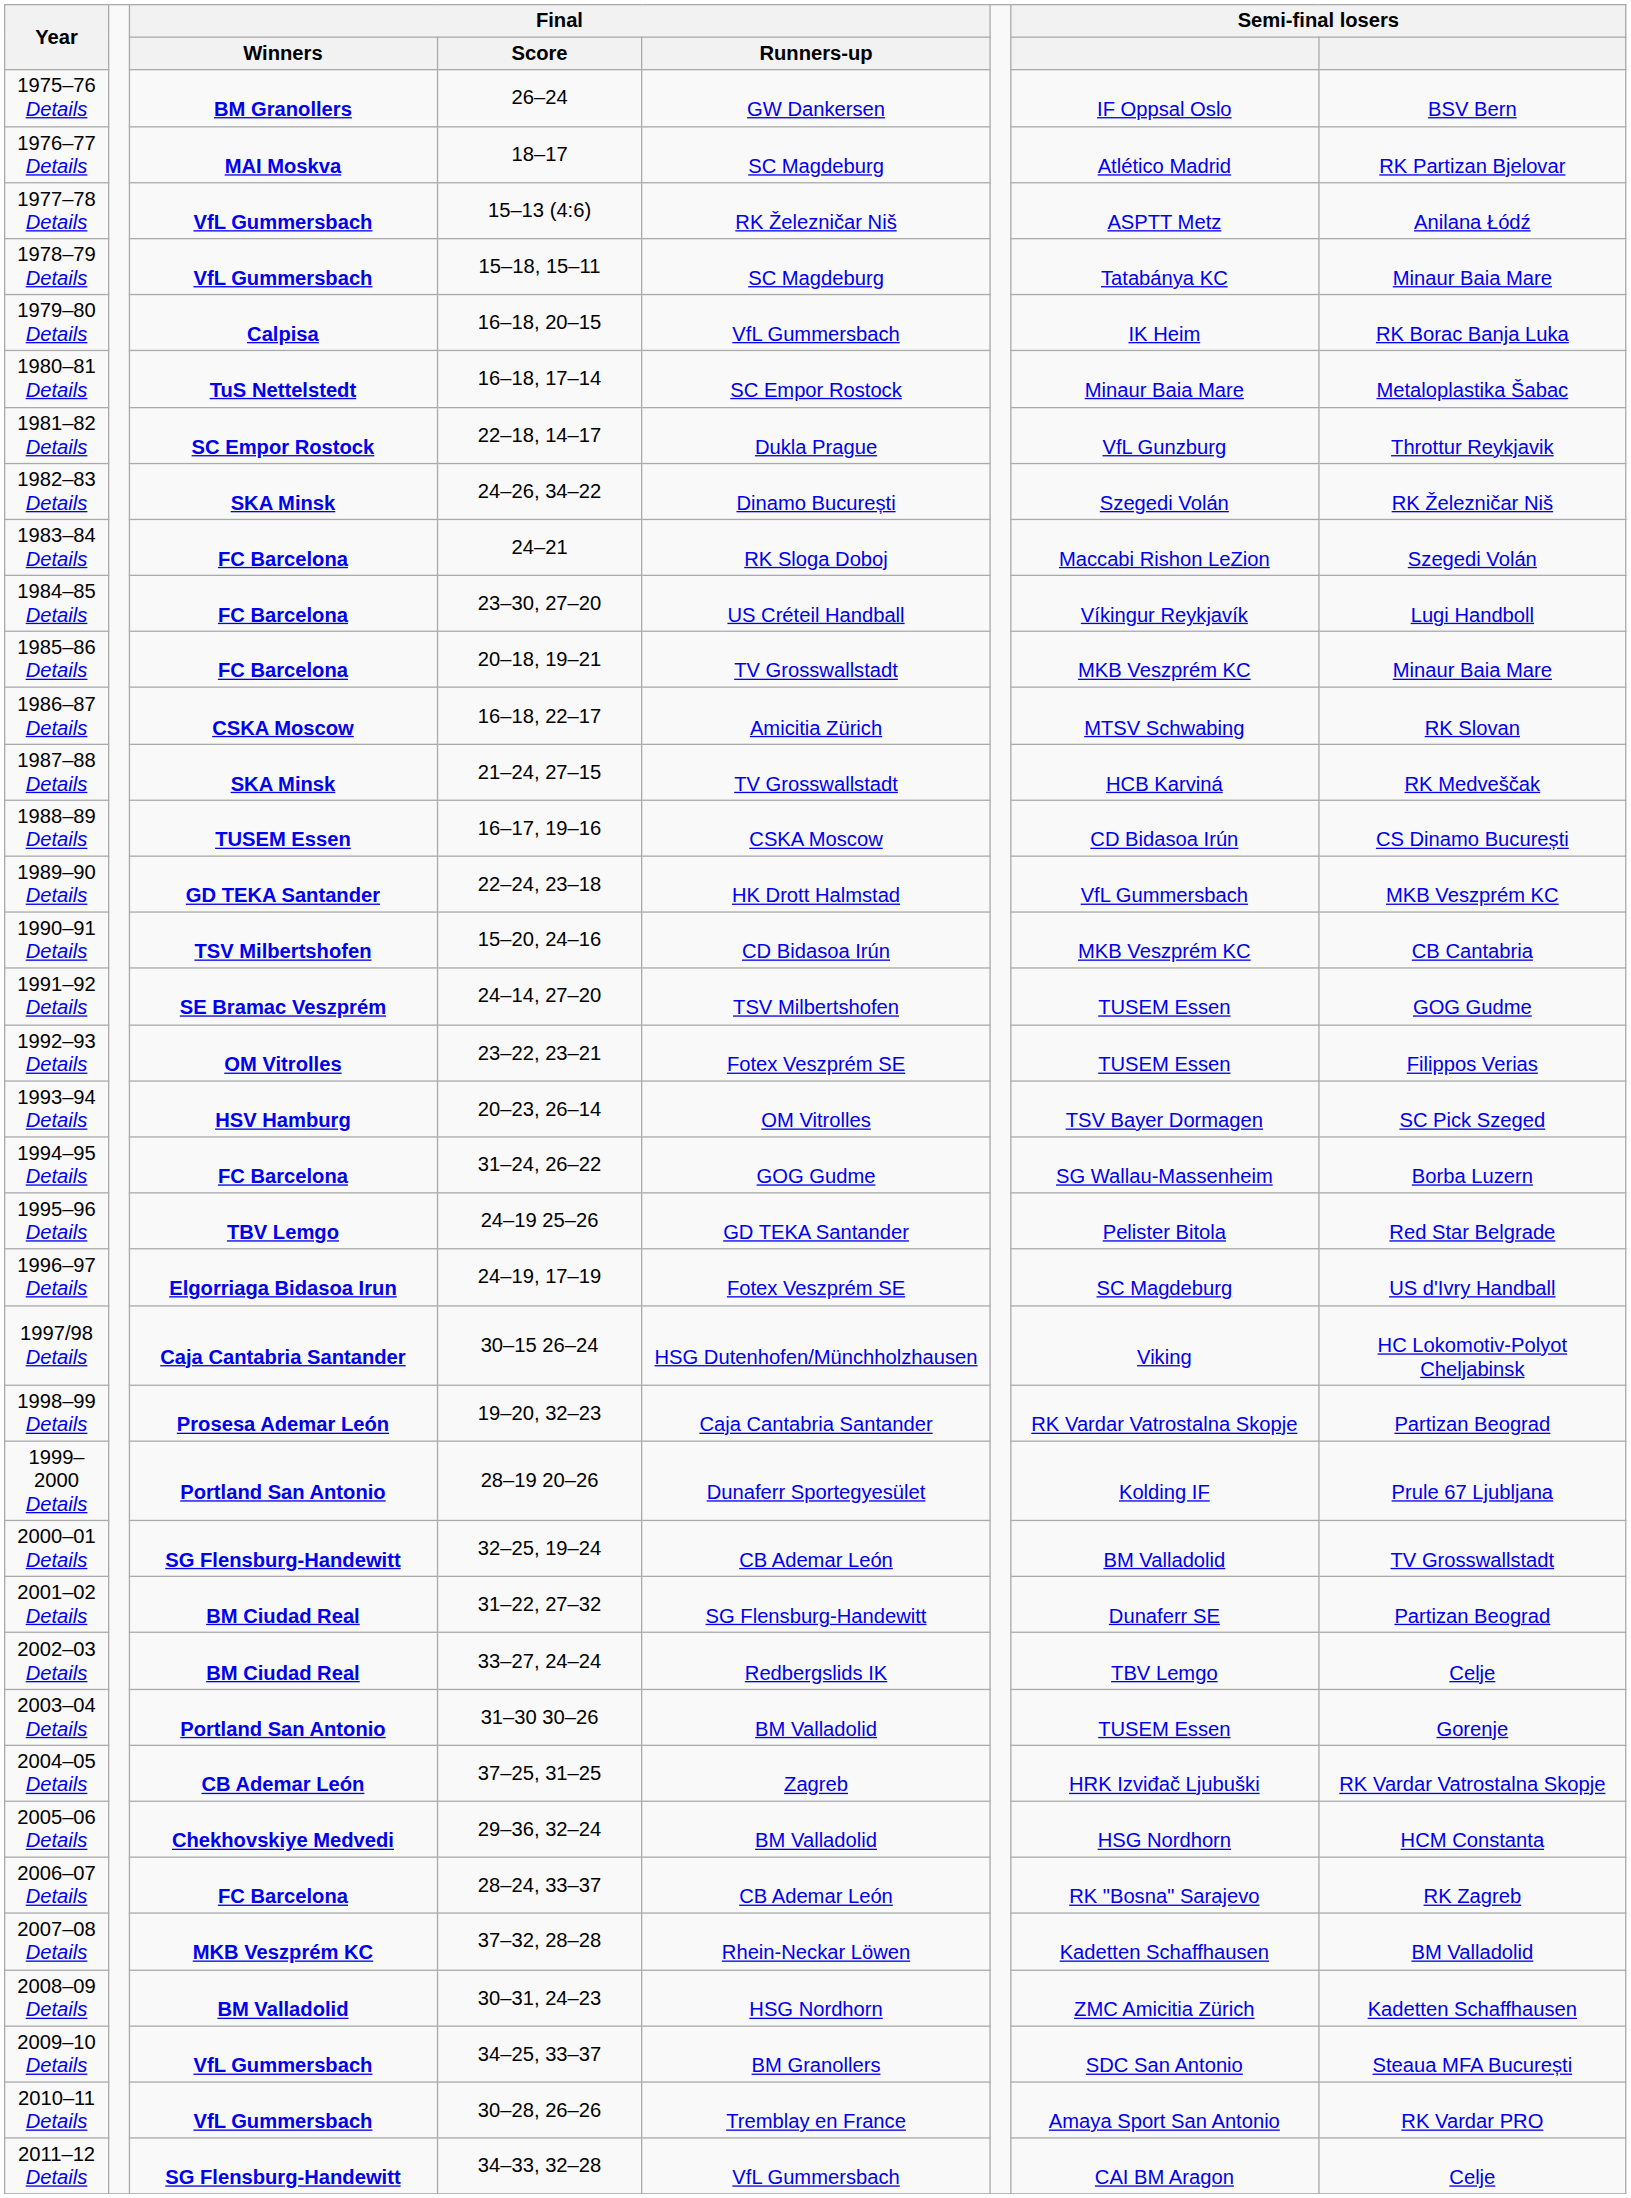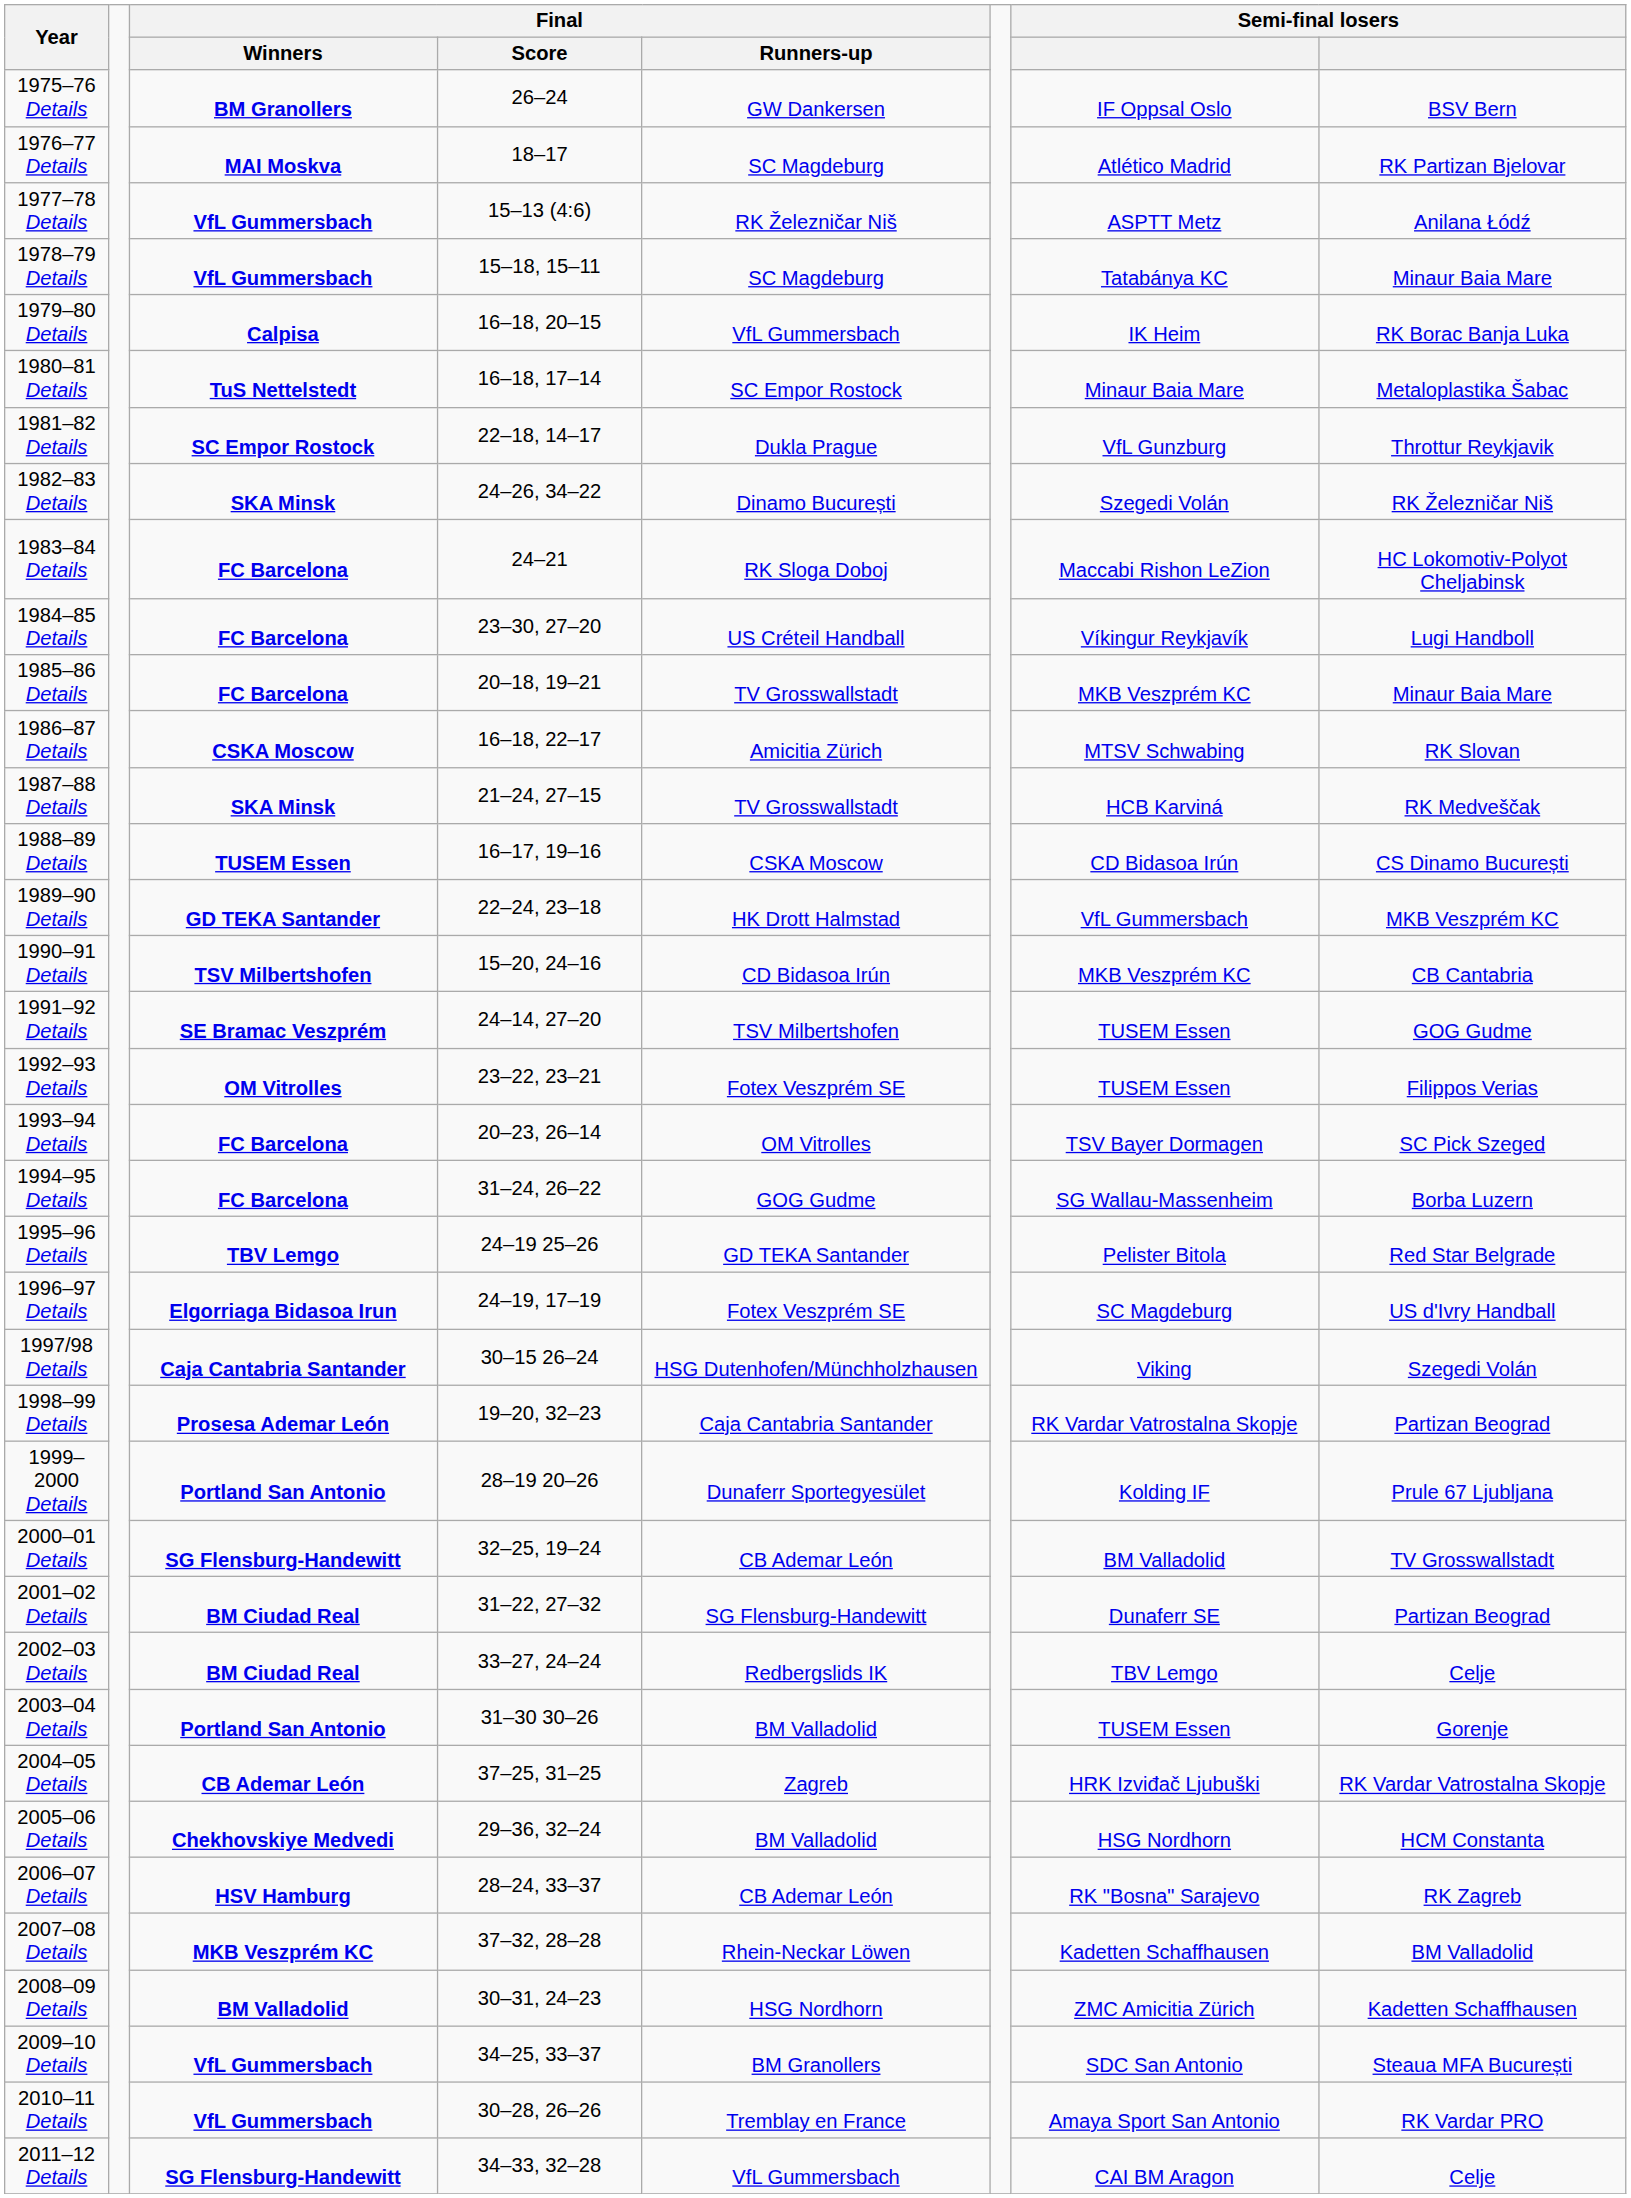(1472, 558) Szegedi Volán -> (1472, 570) HC Lokomotiv-Polyot Cheljabinsk
(283, 1119) HSV Hamburg -> (283, 1143) FC Barcelona
(1472, 1356) HC Lokomotiv-Polyot Cheljabinsk -> (1472, 1367) Szegedi Volán
(283, 1896) FC Barcelona -> (283, 1896) HSV Hamburg
